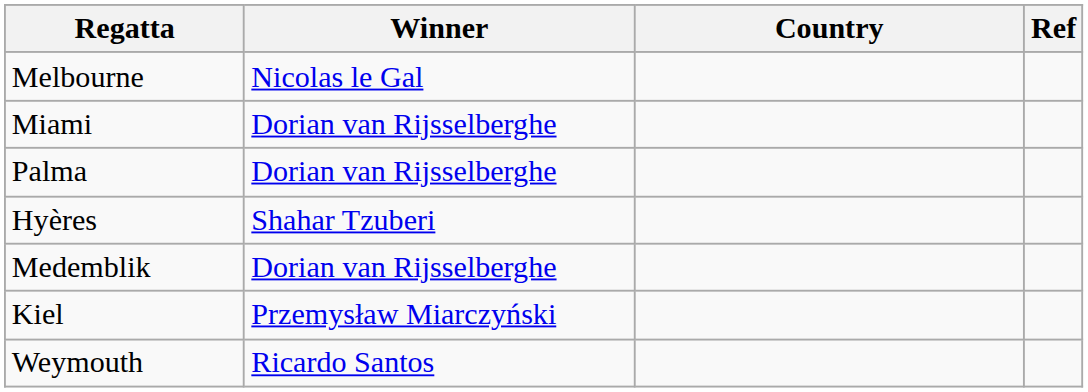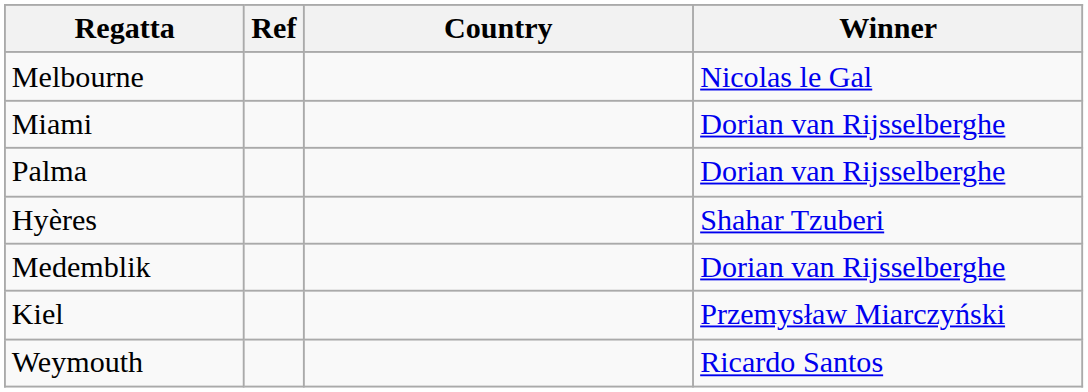columns swapped: (439, 28) <-> (1054, 28)
